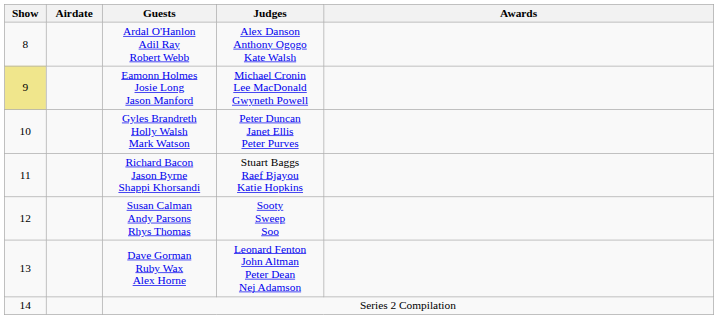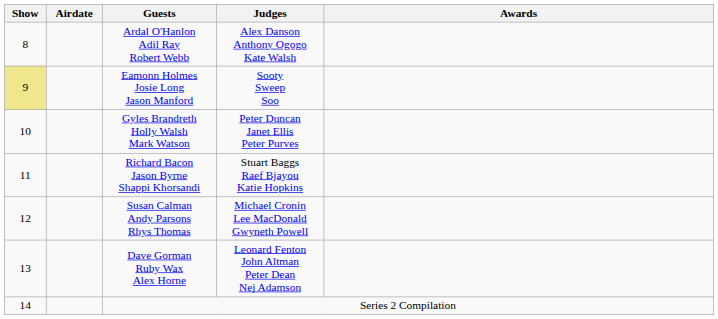(270, 87) Michael Cronin Lee MacDonald Gwyneth Powell -> (270, 87) Sooty Sweep Soo
(270, 218) Sooty Sweep Soo -> (270, 218) Michael Cronin Lee MacDonald Gwyneth Powell
